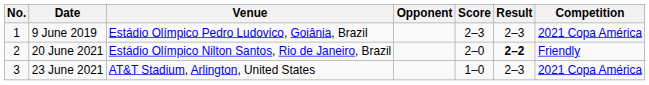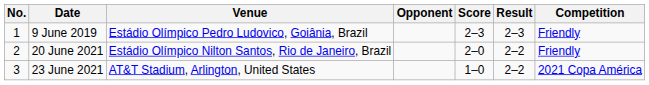(590, 32) 2021 Copa América -> (559, 32) Friendly
(514, 51) bold -> (514, 51) normal
(514, 70) 2–3 -> (514, 70) 2–2
